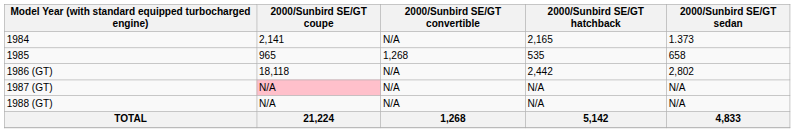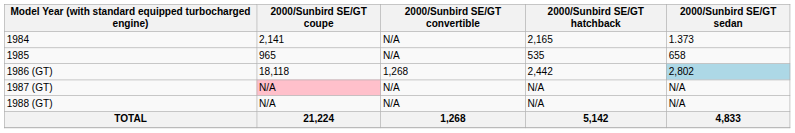(396, 55) 1,268 -> (391, 55) N/A
(391, 71) N/A -> (396, 71) 1,268
(681, 71) no background -> (681, 71) lightblue background
